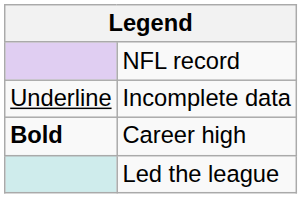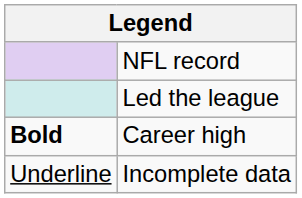rows swapped: (201, 173) <-> (207, 98)
